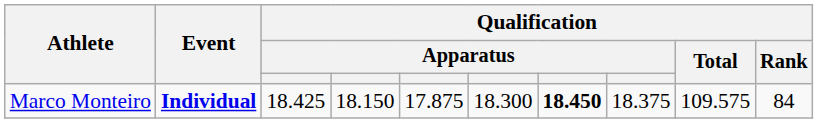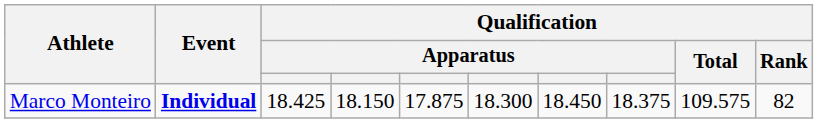(572, 101) bold -> (572, 101) normal
(784, 101) 84 -> (784, 101) 82
